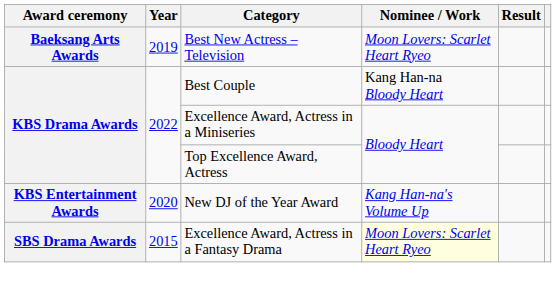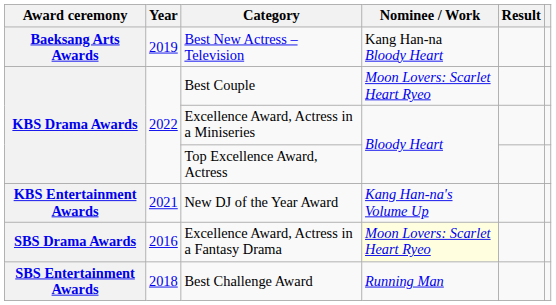(428, 46) Moon Lovers: Scarlet Heart Ryeo -> (404, 46) Kang Han-na Bloody Heart
(404, 85) Kang Han-na Bloody Heart -> (428, 85) Moon Lovers: Scarlet Heart Ryeo
(163, 203) 2020 -> (163, 203) 2021
(163, 242) 2015 -> (163, 242) 2016
+ row: (249, 281)
